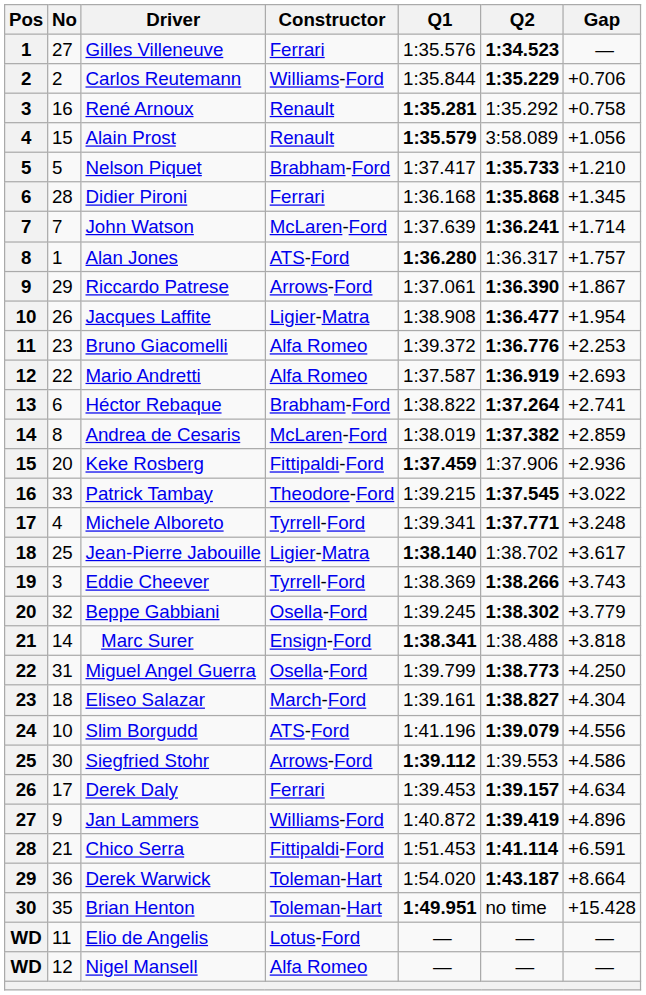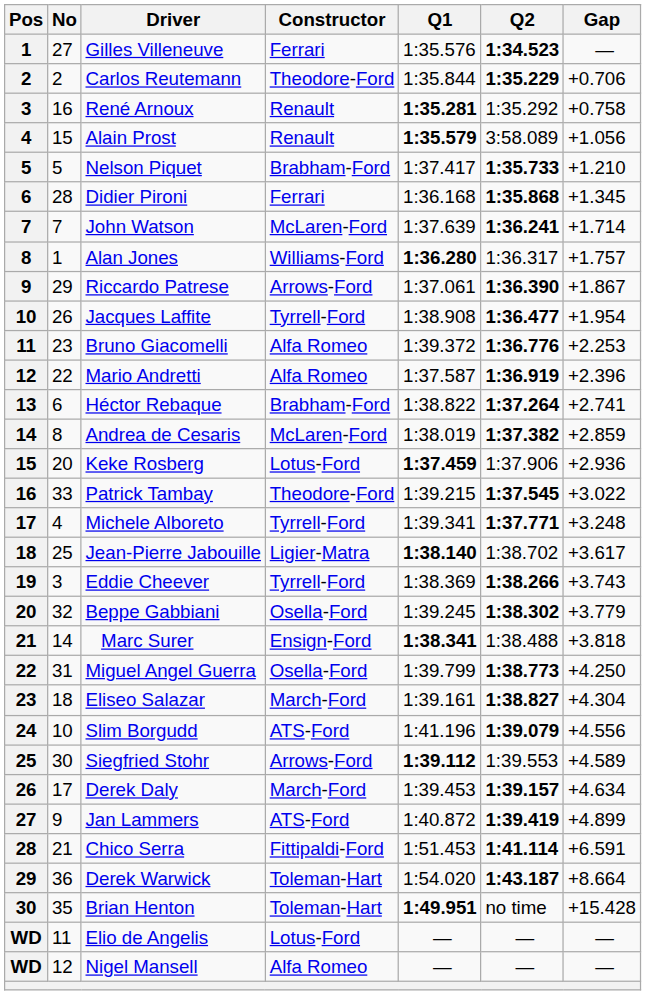(327, 79) Williams-Ford -> (332, 79) Theodore-Ford
(310, 256) ATS-Ford -> (327, 256) Williams-Ford
(320, 316) Ligier-Matra -> (317, 316) Tyrrell-Ford
(597, 375) +2.693 -> (597, 375) +2.396
(327, 464) Fittipaldi-Ford -> (315, 464) Lotus-Ford
(597, 760) +4.586 -> (597, 760) +4.589
(297, 789) Ferrari -> (318, 789) March-Ford
(327, 819) Williams-Ford -> (310, 819) ATS-Ford
(597, 819) +4.896 -> (597, 819) +4.899
